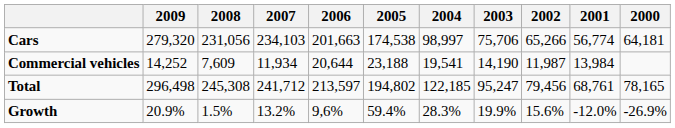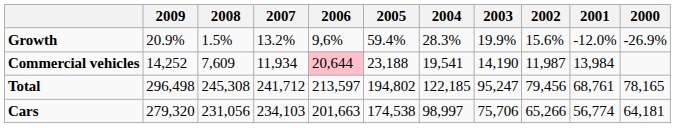rows swapped: (23, 39) <-> (33, 110)
(332, 63) no background -> (332, 63) pink background
